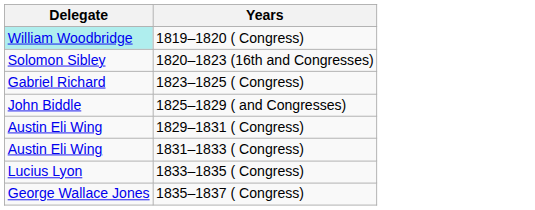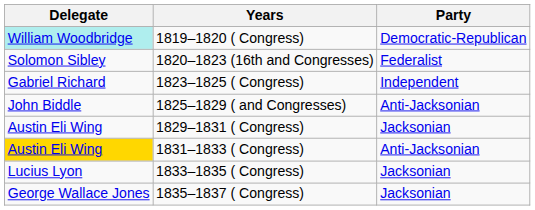+ column: (453, 15)
(55, 149) no background -> (55, 149) gold background
